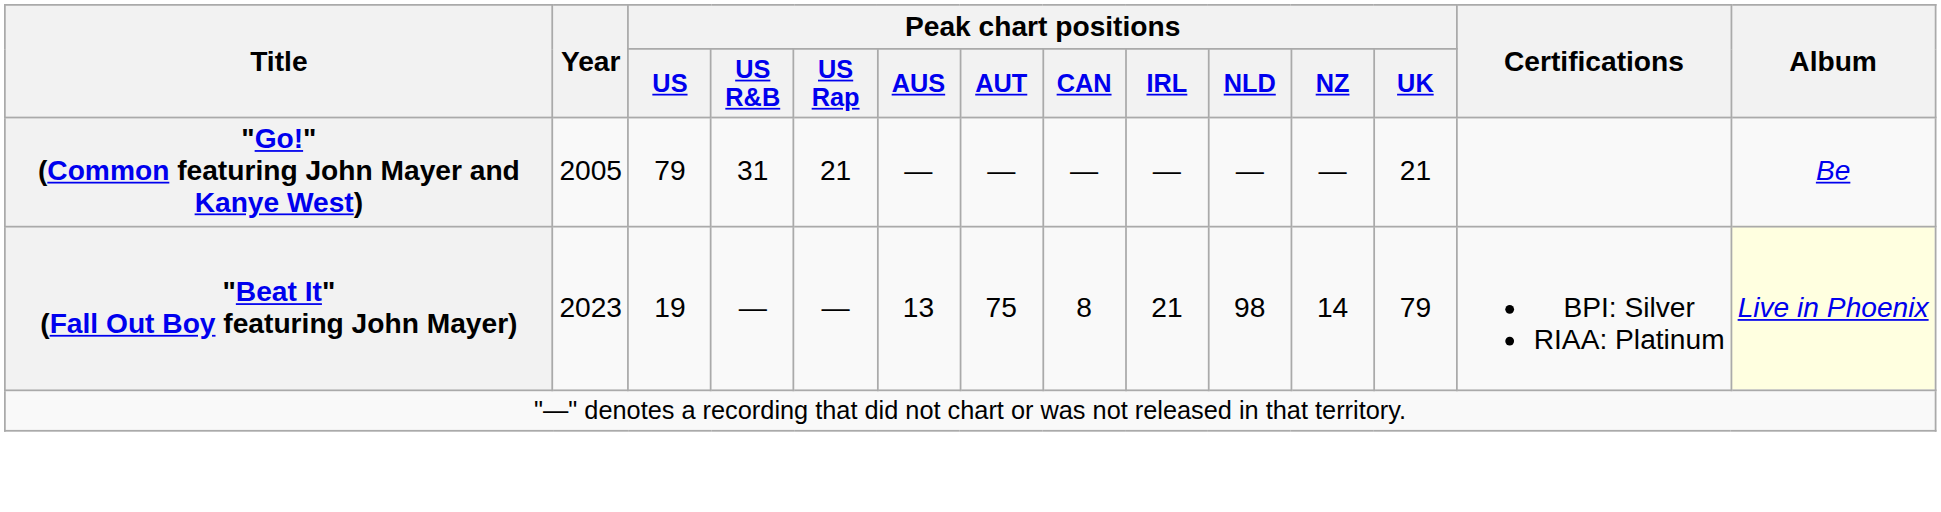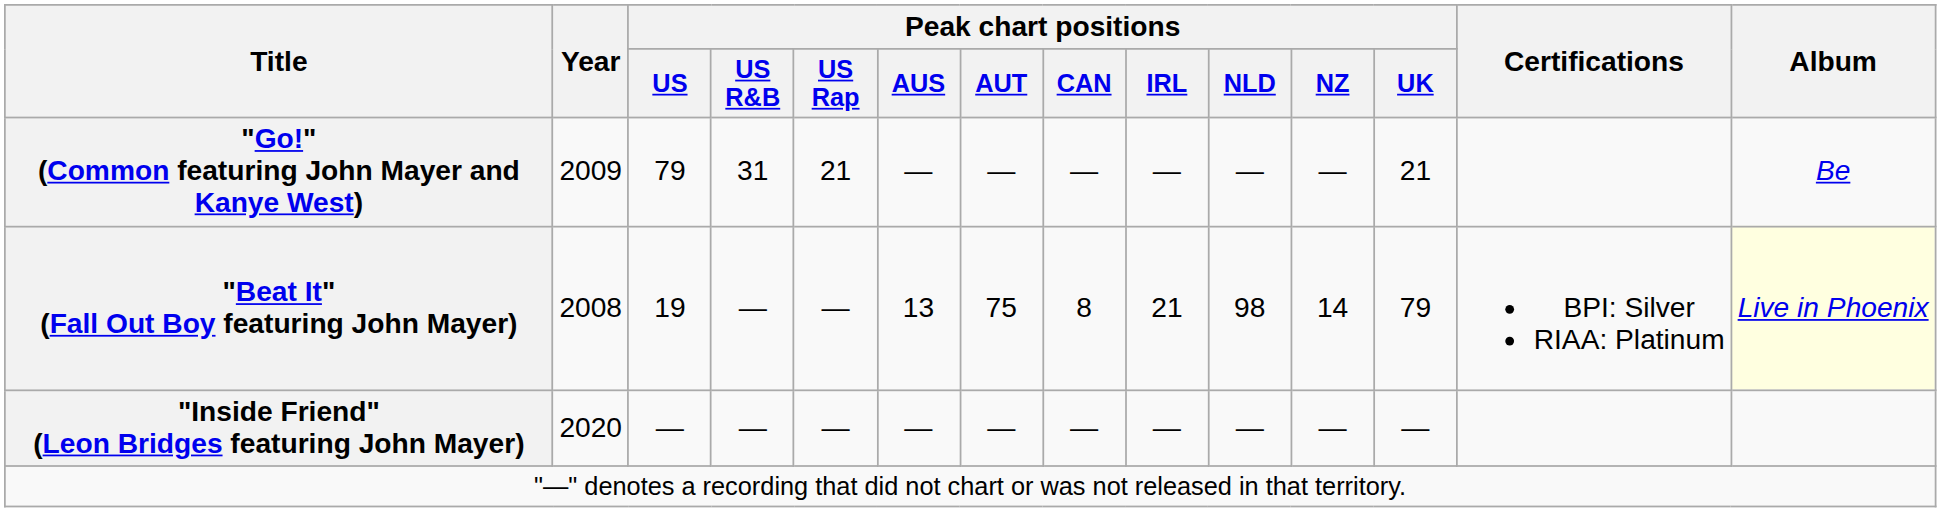(591, 171) 2005 -> (591, 171) 2009
(591, 307) 2023 -> (591, 307) 2008
+ row: (279, 427)
